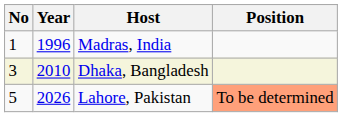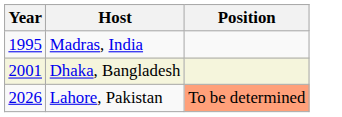- column: (19, 17)
(53, 44) 1996 -> (25, 44) 1995
(53, 71) 2010 -> (25, 71) 2001
